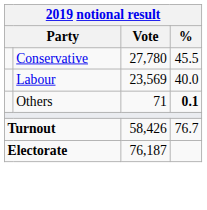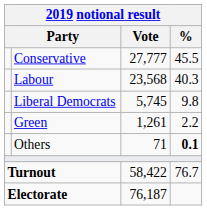(148, 58) 27,780 -> (148, 58) 27,777
(148, 79) 23,569 -> (148, 79) 23,568
(187, 79) 40.0 -> (187, 79) 40.3
+ row: (65, 101)
+ row: (31, 123)
(148, 129) 58,426 -> (148, 172) 58,422
